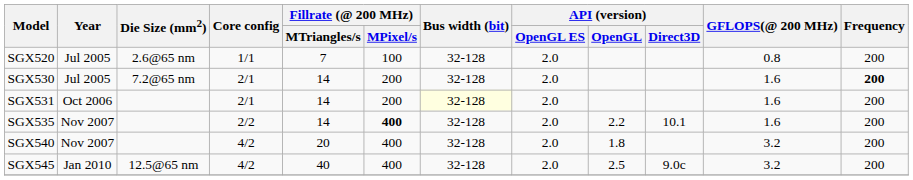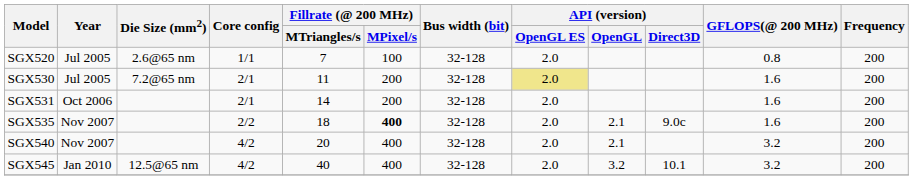(323, 79) 14 -> (323, 79) 11
(550, 79) no background -> (550, 79) khaki background
(874, 79) bold -> (874, 79) normal
(466, 100) lightyellow background -> (466, 100) no background
(323, 121) 14 -> (323, 121) 18
(617, 121) 2.2 -> (617, 121) 2.1
(674, 121) 10.1 -> (674, 121) 9.0c
(617, 143) 1.8 -> (617, 143) 2.1
(617, 164) 2.5 -> (617, 164) 3.2
(674, 164) 9.0c -> (674, 164) 10.1
